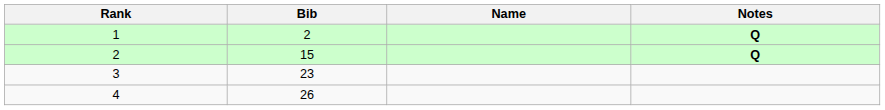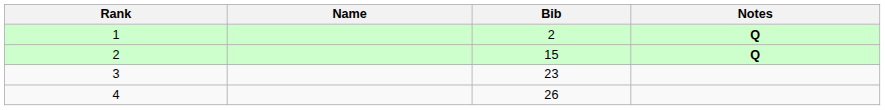columns swapped: (307, 14) <-> (509, 14)
